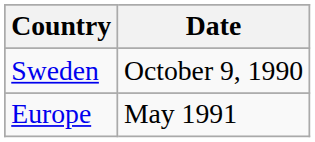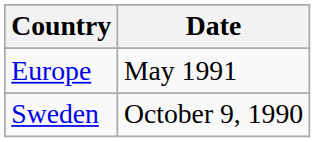rows swapped: (51, 114) <-> (55, 70)
